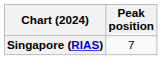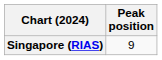(131, 45) 7 -> (131, 45) 9
